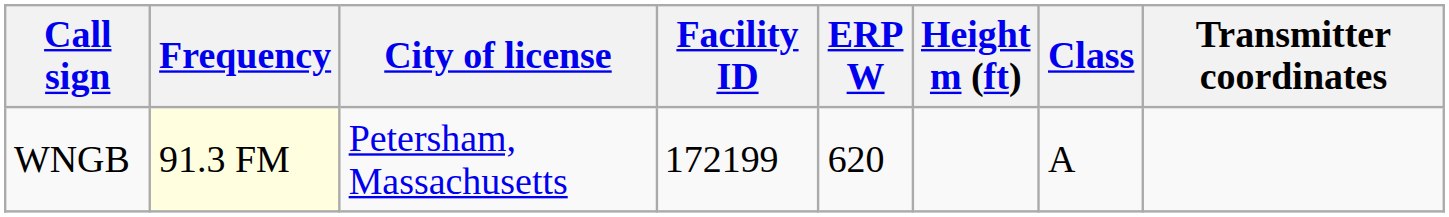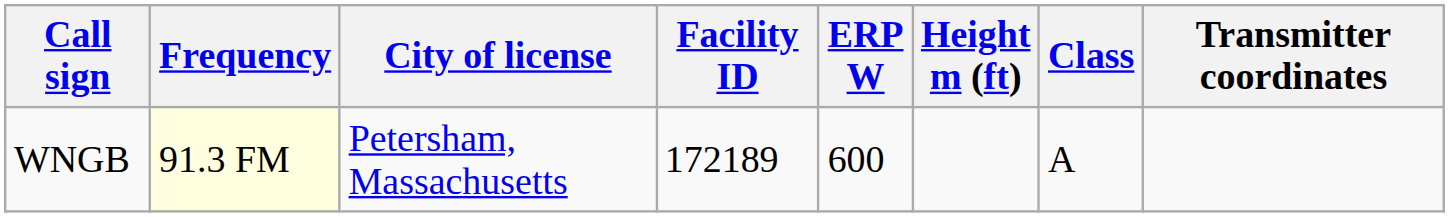(722, 158) 172199 -> (722, 158) 172189
(856, 158) 620 -> (856, 158) 600
